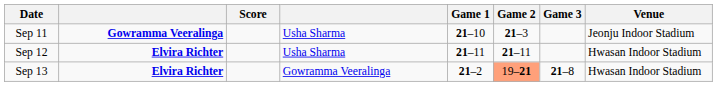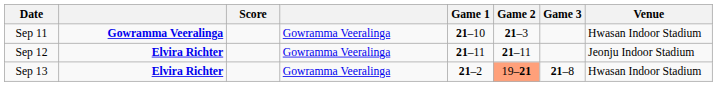(314, 33) Usha Sharma -> (337, 33) Gowramma Veeralinga
(641, 33) Jeonju Indoor Stadium -> (645, 33) Hwasan Indoor Stadium
(314, 52) Usha Sharma -> (337, 52) Gowramma Veeralinga
(645, 52) Hwasan Indoor Stadium -> (641, 52) Jeonju Indoor Stadium
